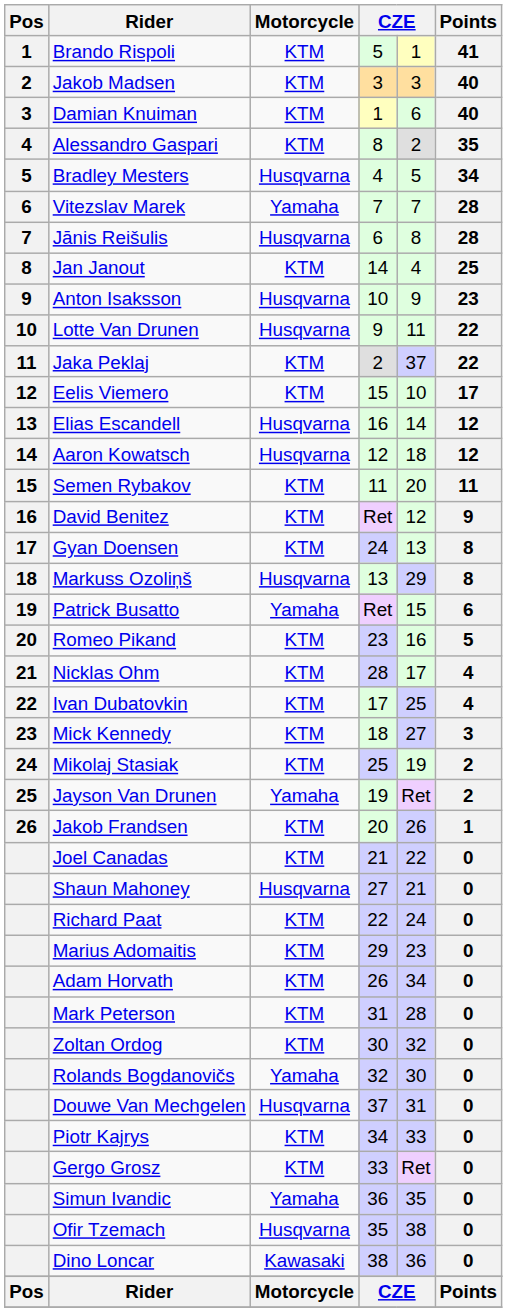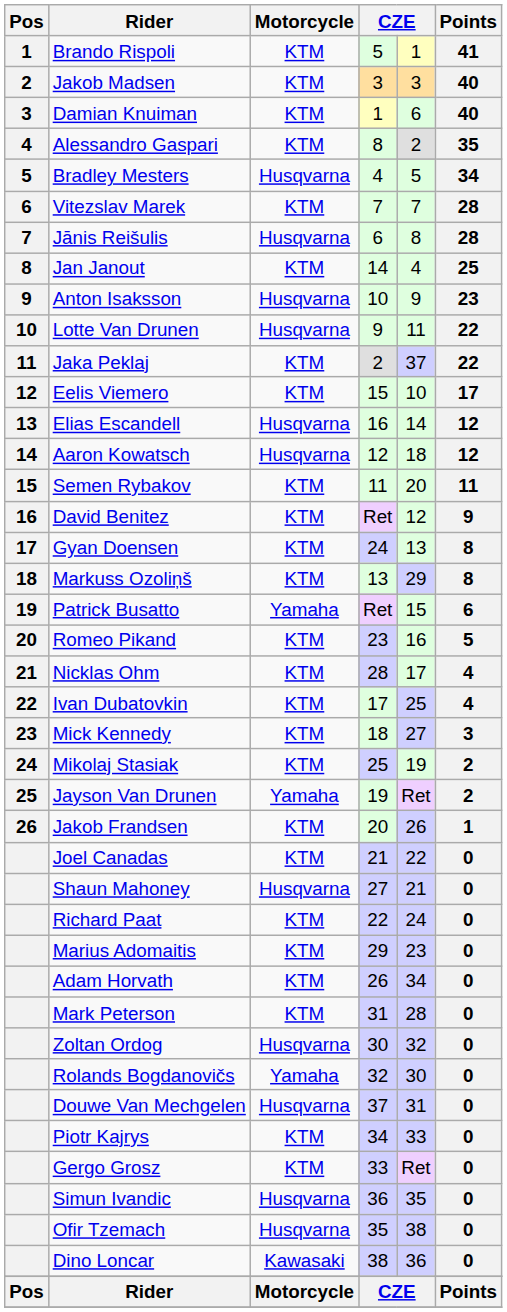(304, 206) Yamaha -> (304, 206) KTM
(304, 578) Husqvarna -> (304, 578) KTM
(304, 1043) KTM -> (304, 1043) Husqvarna
(304, 1198) Yamaha -> (304, 1198) Husqvarna
